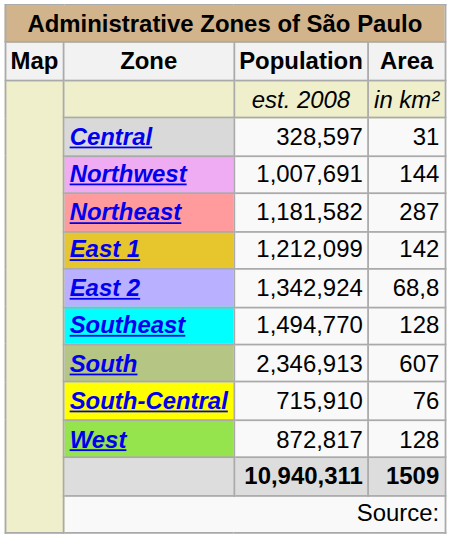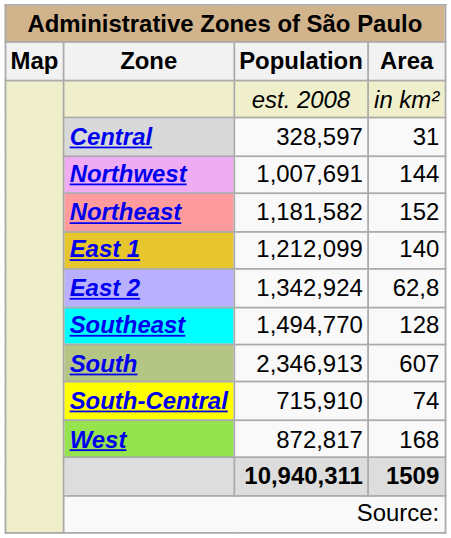(419, 212) 287 -> (419, 212) 152
(419, 250) 142 -> (419, 250) 140
(416, 287) 68,8 -> (416, 287) 62,8
(426, 401) 76 -> (426, 401) 74
(419, 438) 128 -> (419, 438) 168
